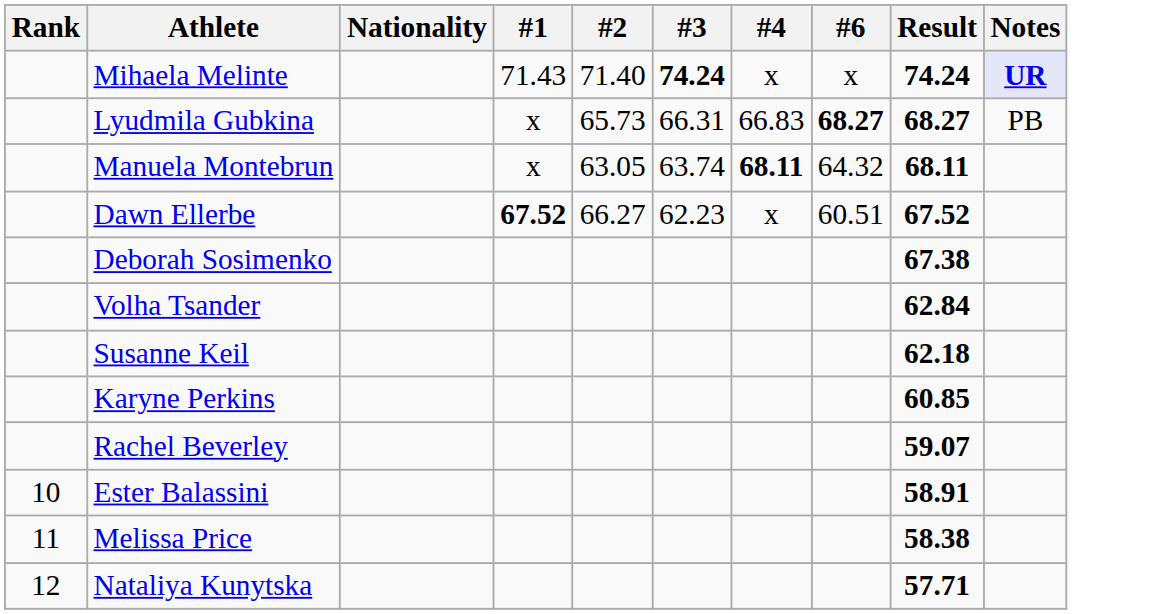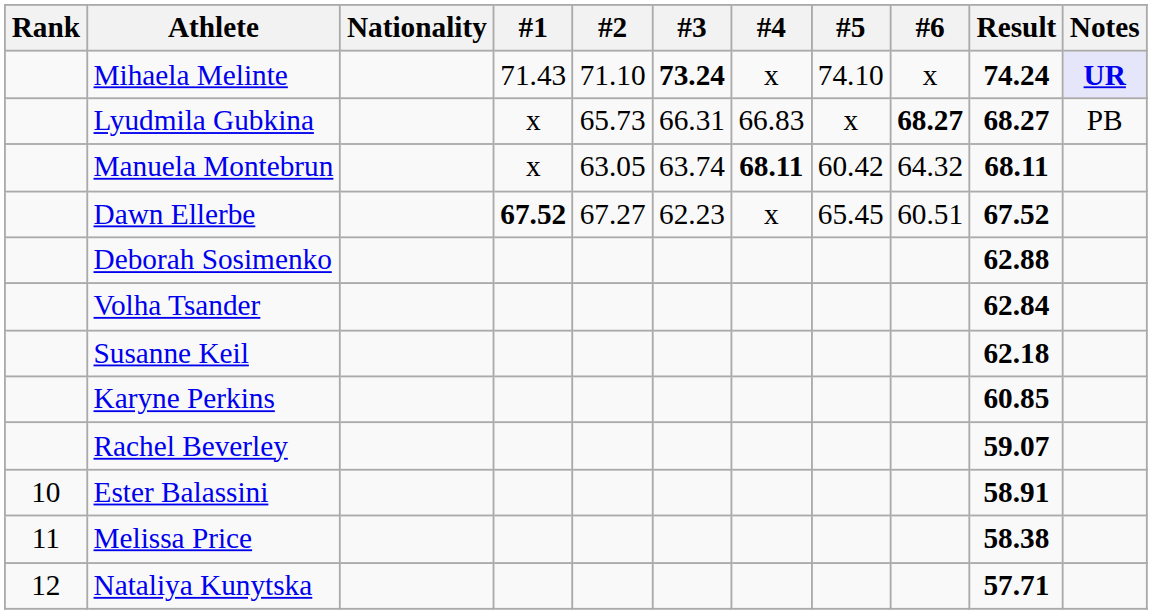+ column: (851, 27)
(613, 74) 71.40 -> (613, 74) 71.10
(692, 74) 74.24 -> (692, 74) 73.24
(613, 213) 66.27 -> (613, 213) 67.27
(937, 259) 67.38 -> (1016, 259) 62.88
